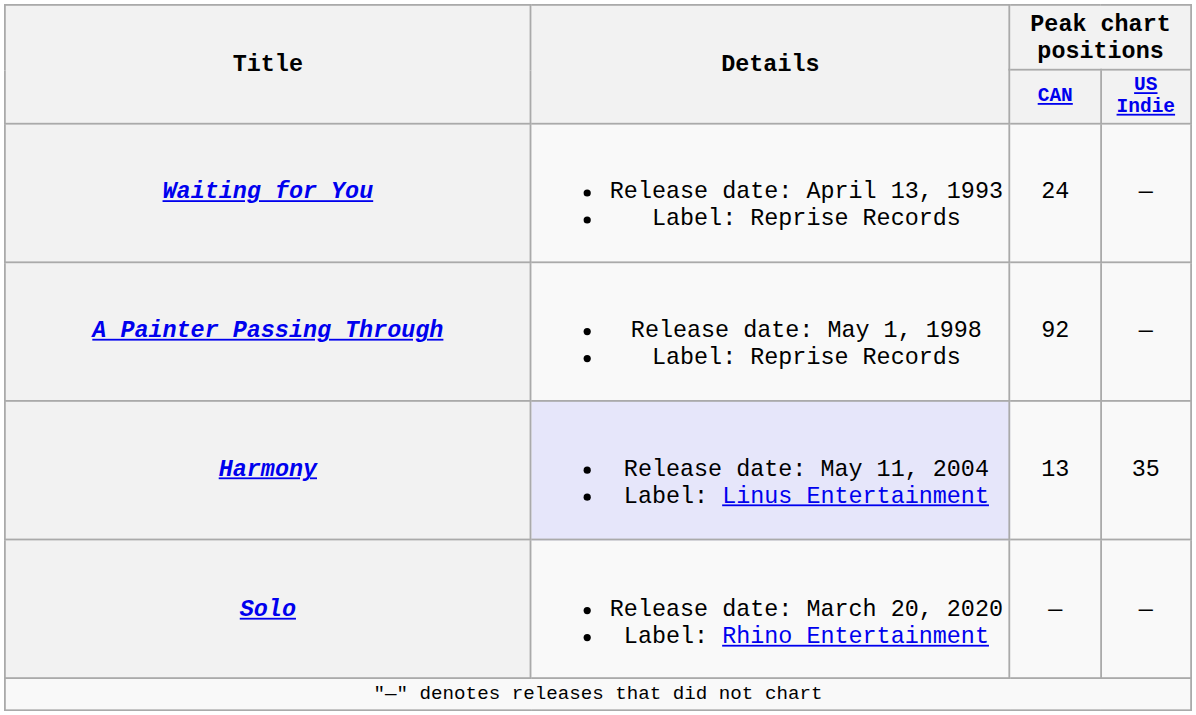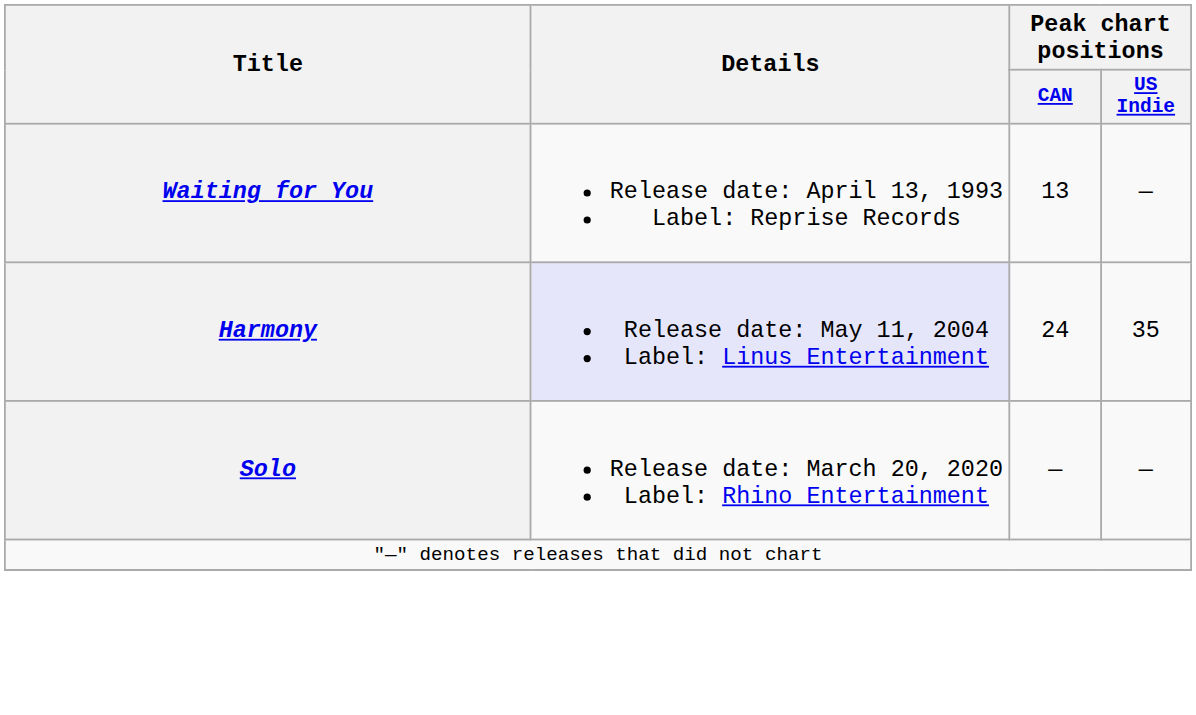(1055, 192) 24 -> (1055, 192) 13
- row: (268, 331)
(1055, 470) 13 -> (1055, 331) 24
